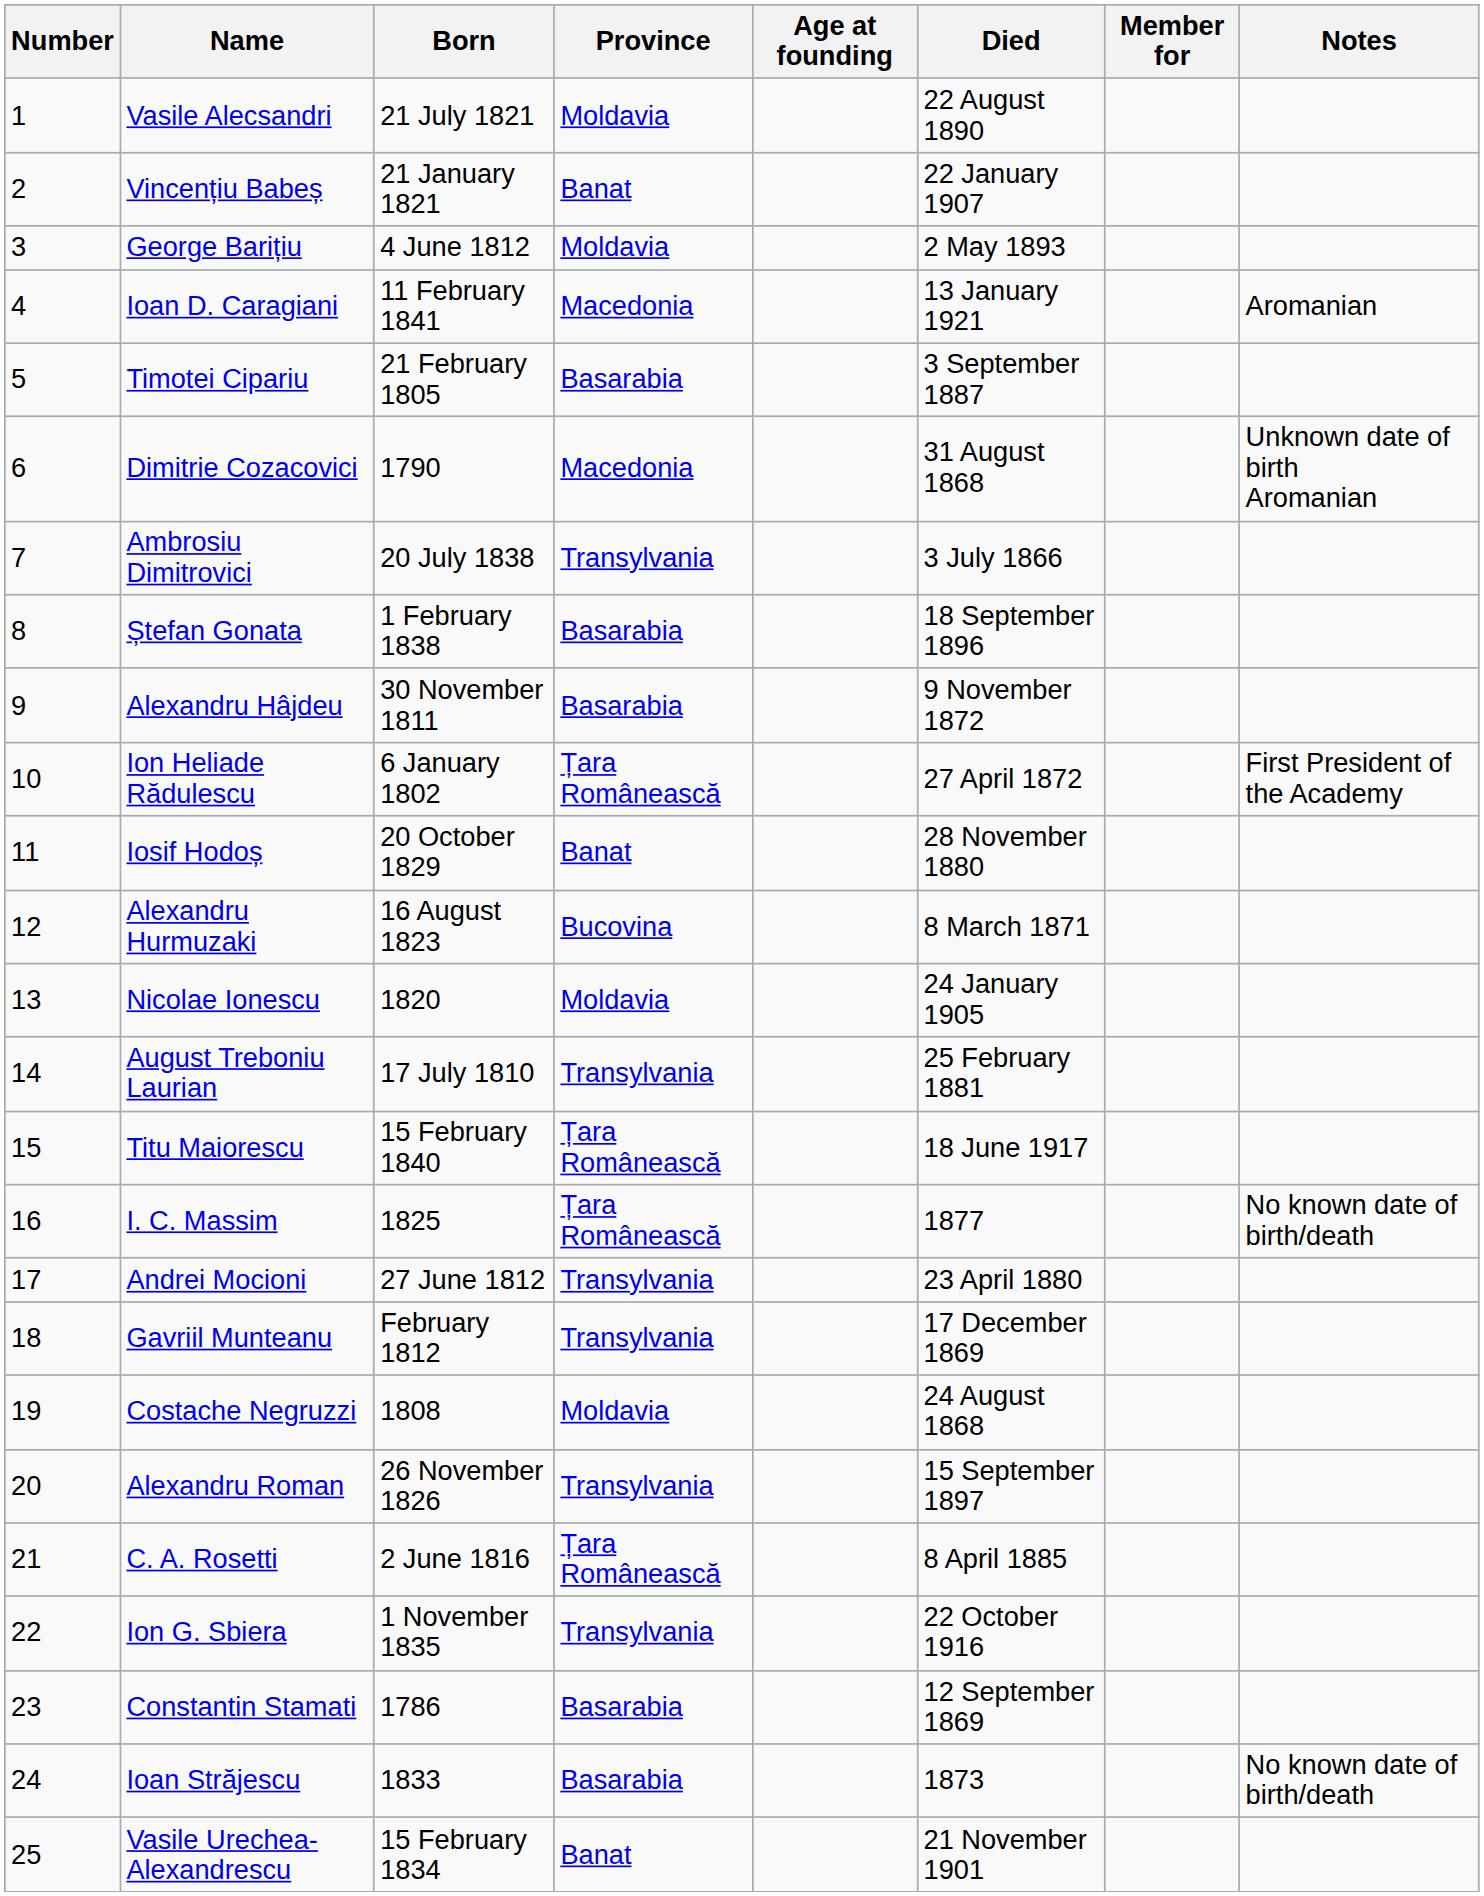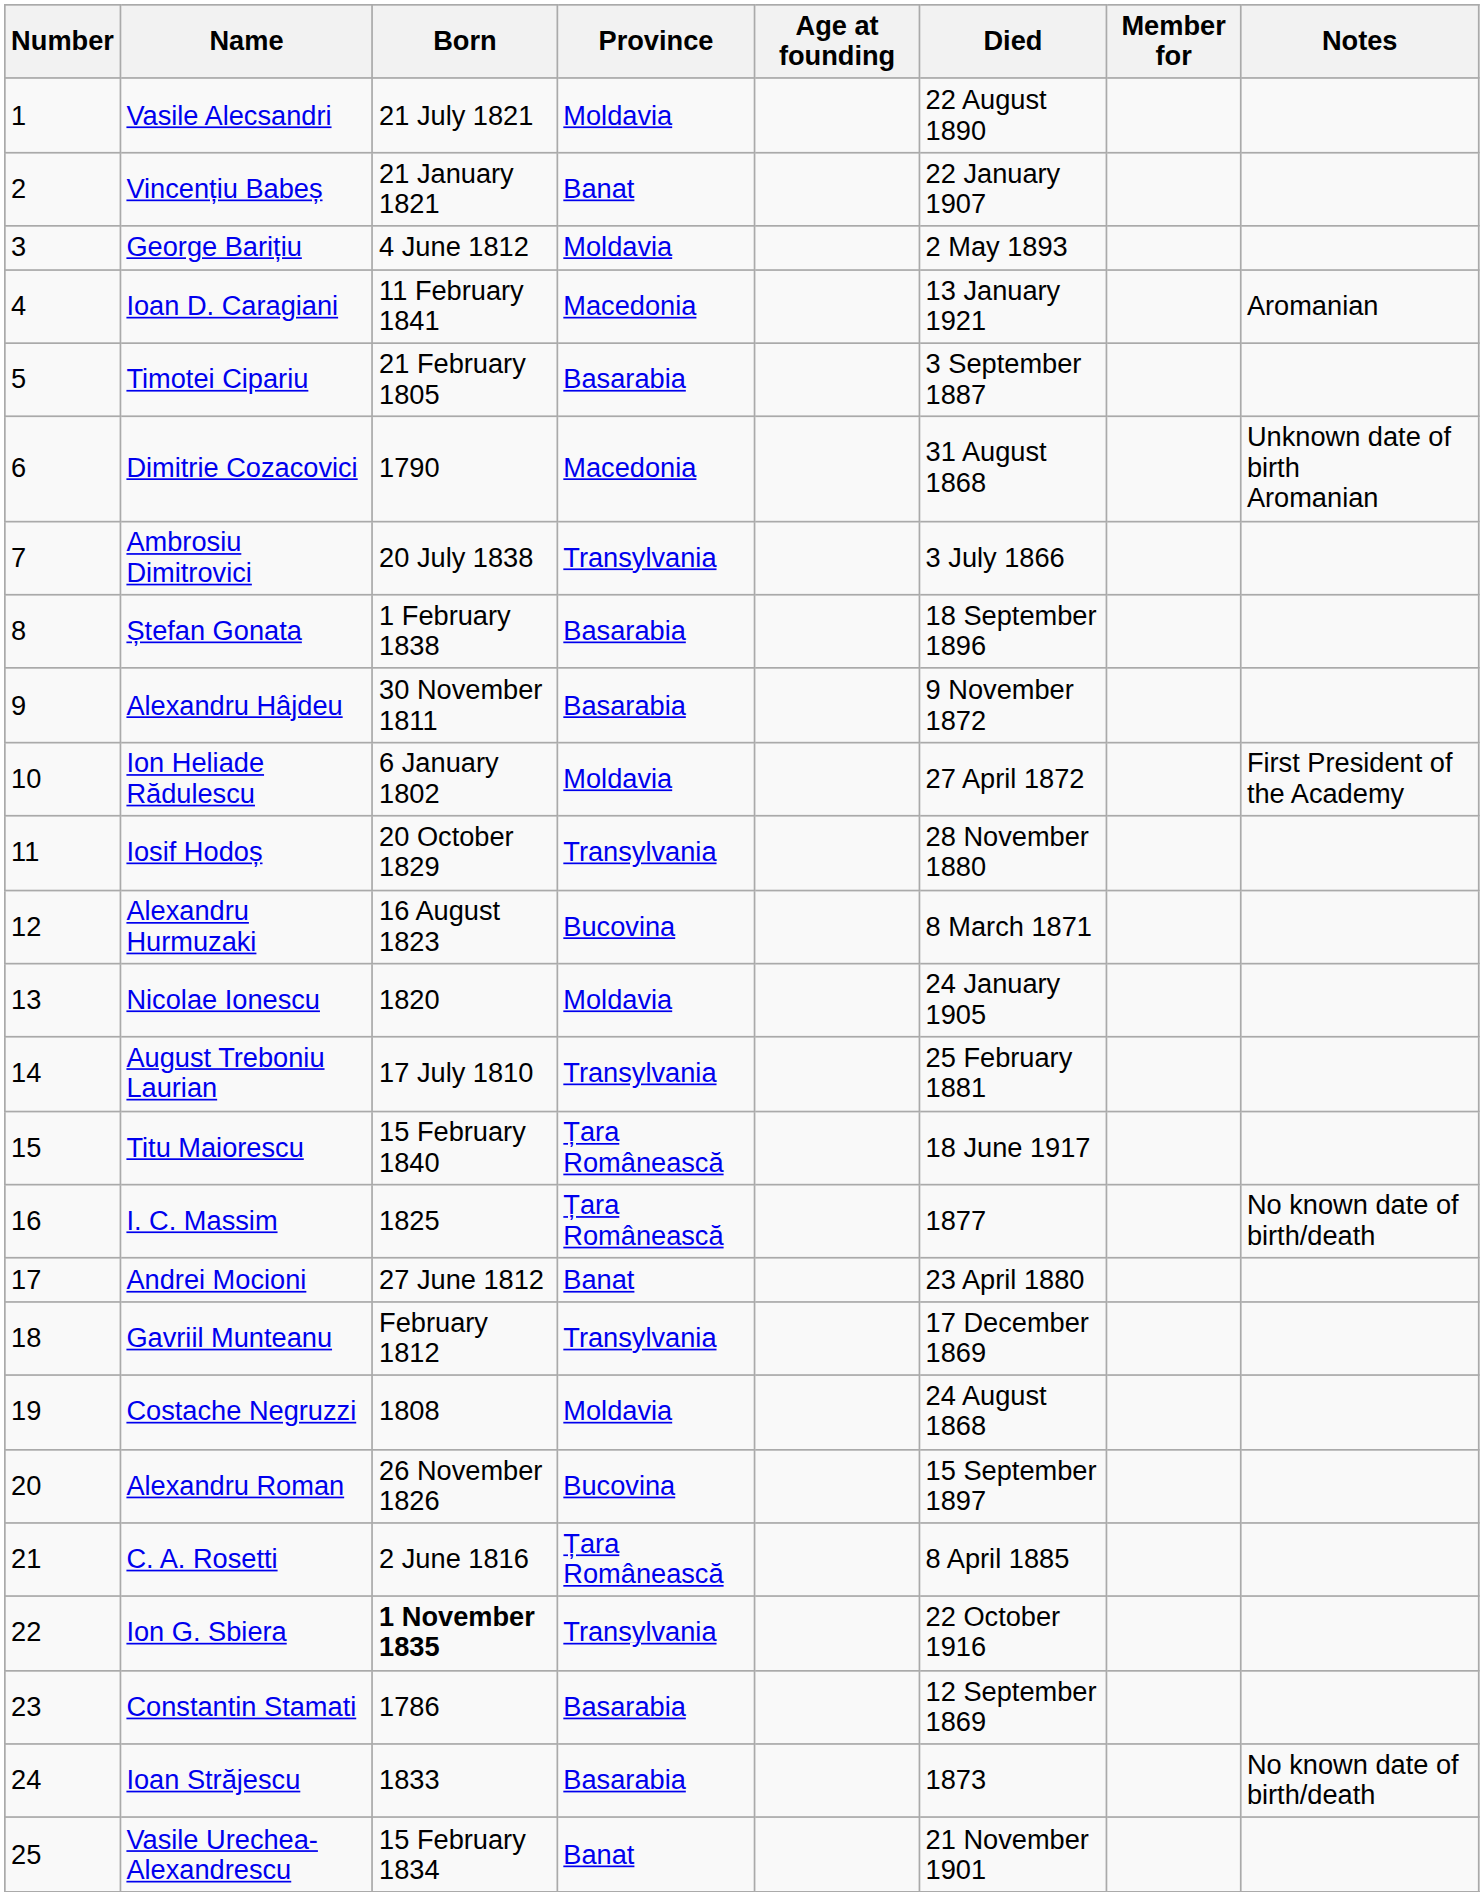(641, 778) Țara Românească -> (618, 778) Moldavia
(596, 852) Banat -> (640, 852) Transylvania
(637, 1279) Transylvania -> (599, 1279) Banat
(637, 1485) Transylvania -> (619, 1485) Bucovina
(454, 1632) normal -> (457, 1632) bold
